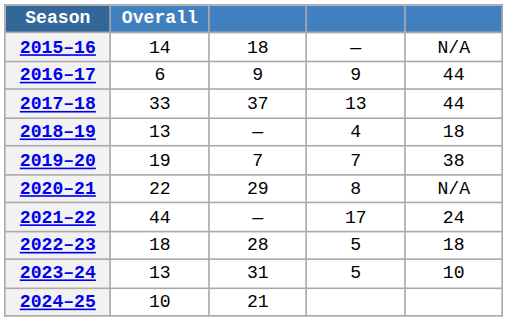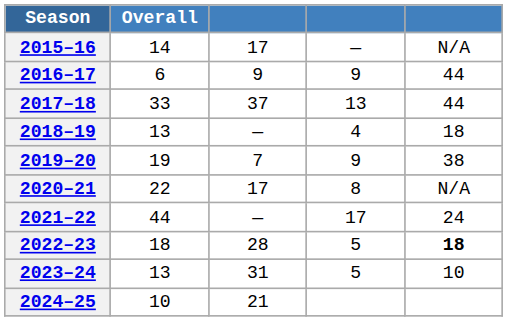(258, 47) 18 -> (258, 47) 17
(356, 161) 7 -> (356, 161) 9
(258, 189) 29 -> (258, 189) 17
(454, 246) normal -> (454, 246) bold
